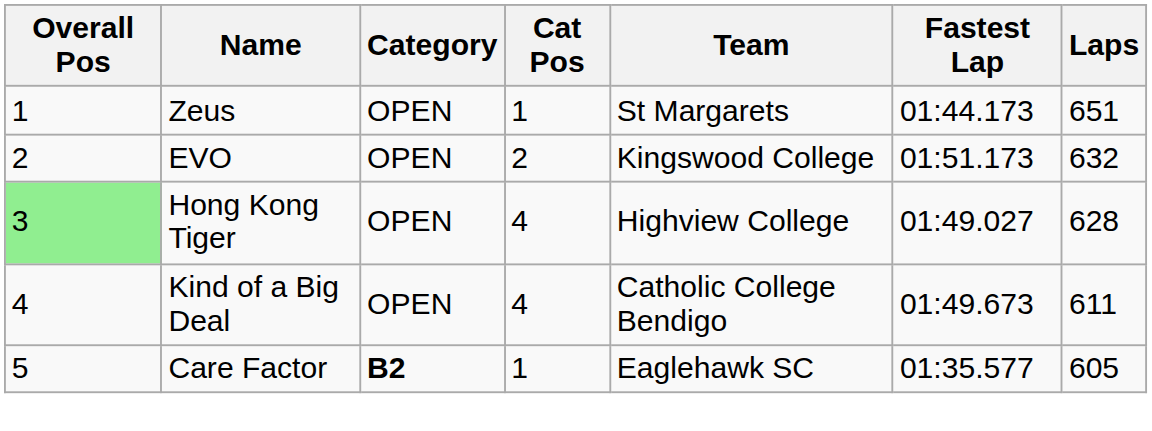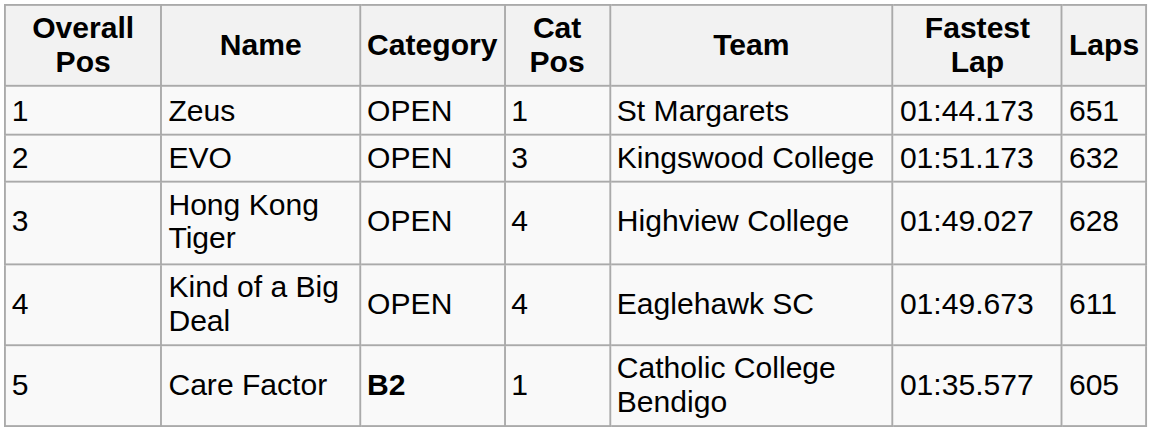(520, 157) 2 -> (520, 157) 3
(20, 222) lightgreen background -> (20, 222) no background
(726, 303) Catholic College Bendigo -> (715, 303) Eaglehawk SC
(715, 368) Eaglehawk SC -> (726, 385) Catholic College Bendigo
